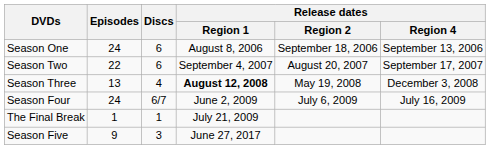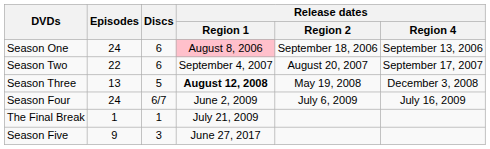(226, 48) no background -> (226, 48) pink background
(159, 83) 4 -> (159, 83) 5
